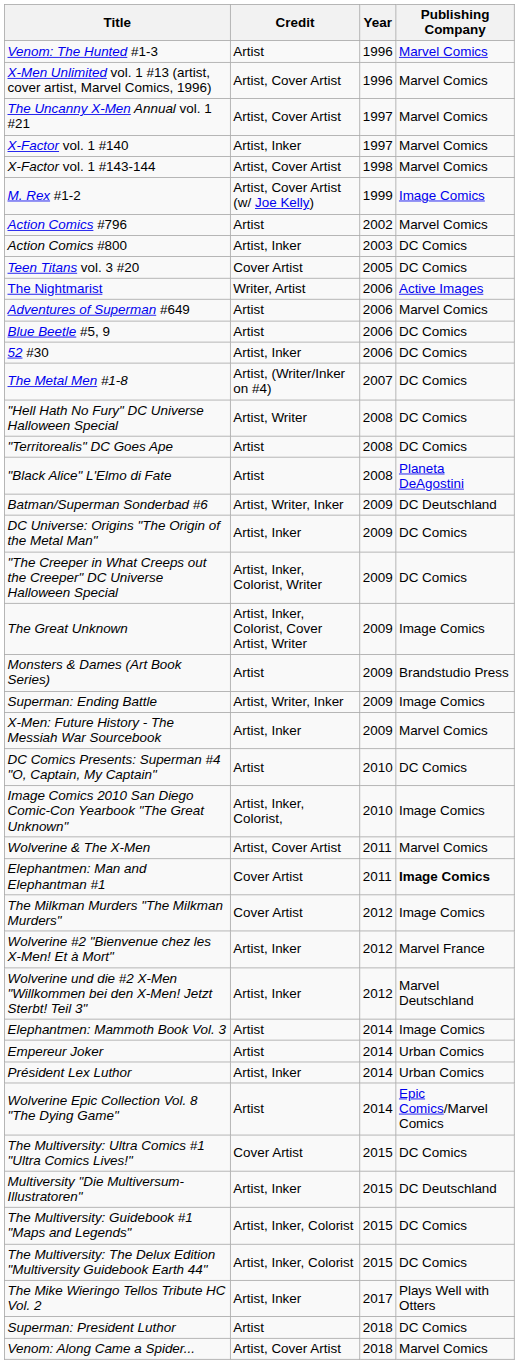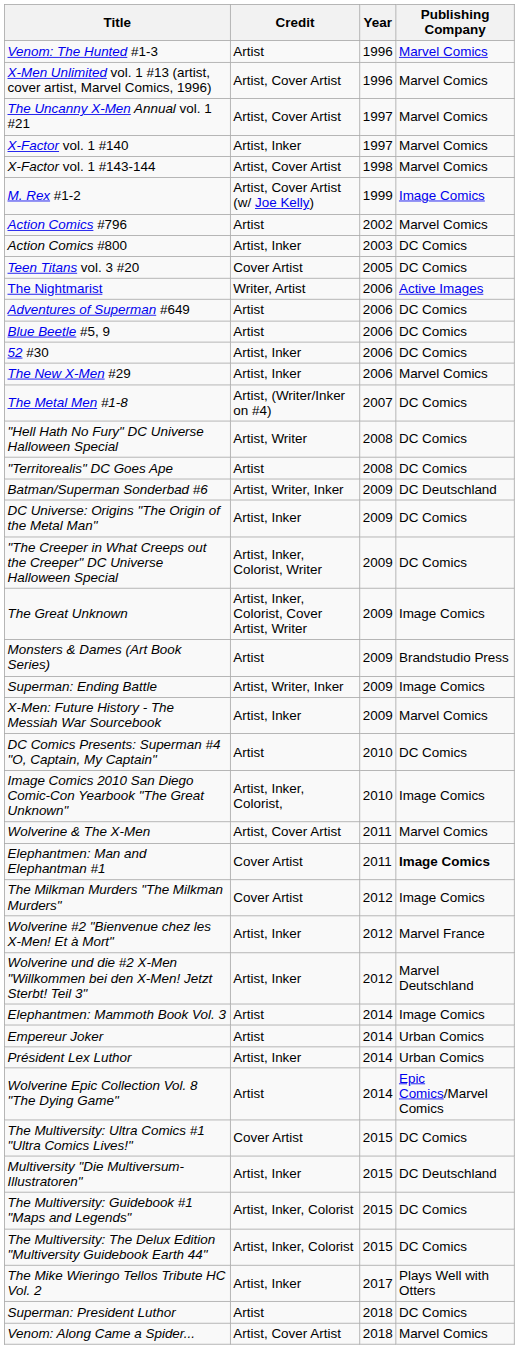(443, 310) Marvel Comics -> (433, 310) DC Comics
+ row: (69, 374)
- row: (90, 475)
